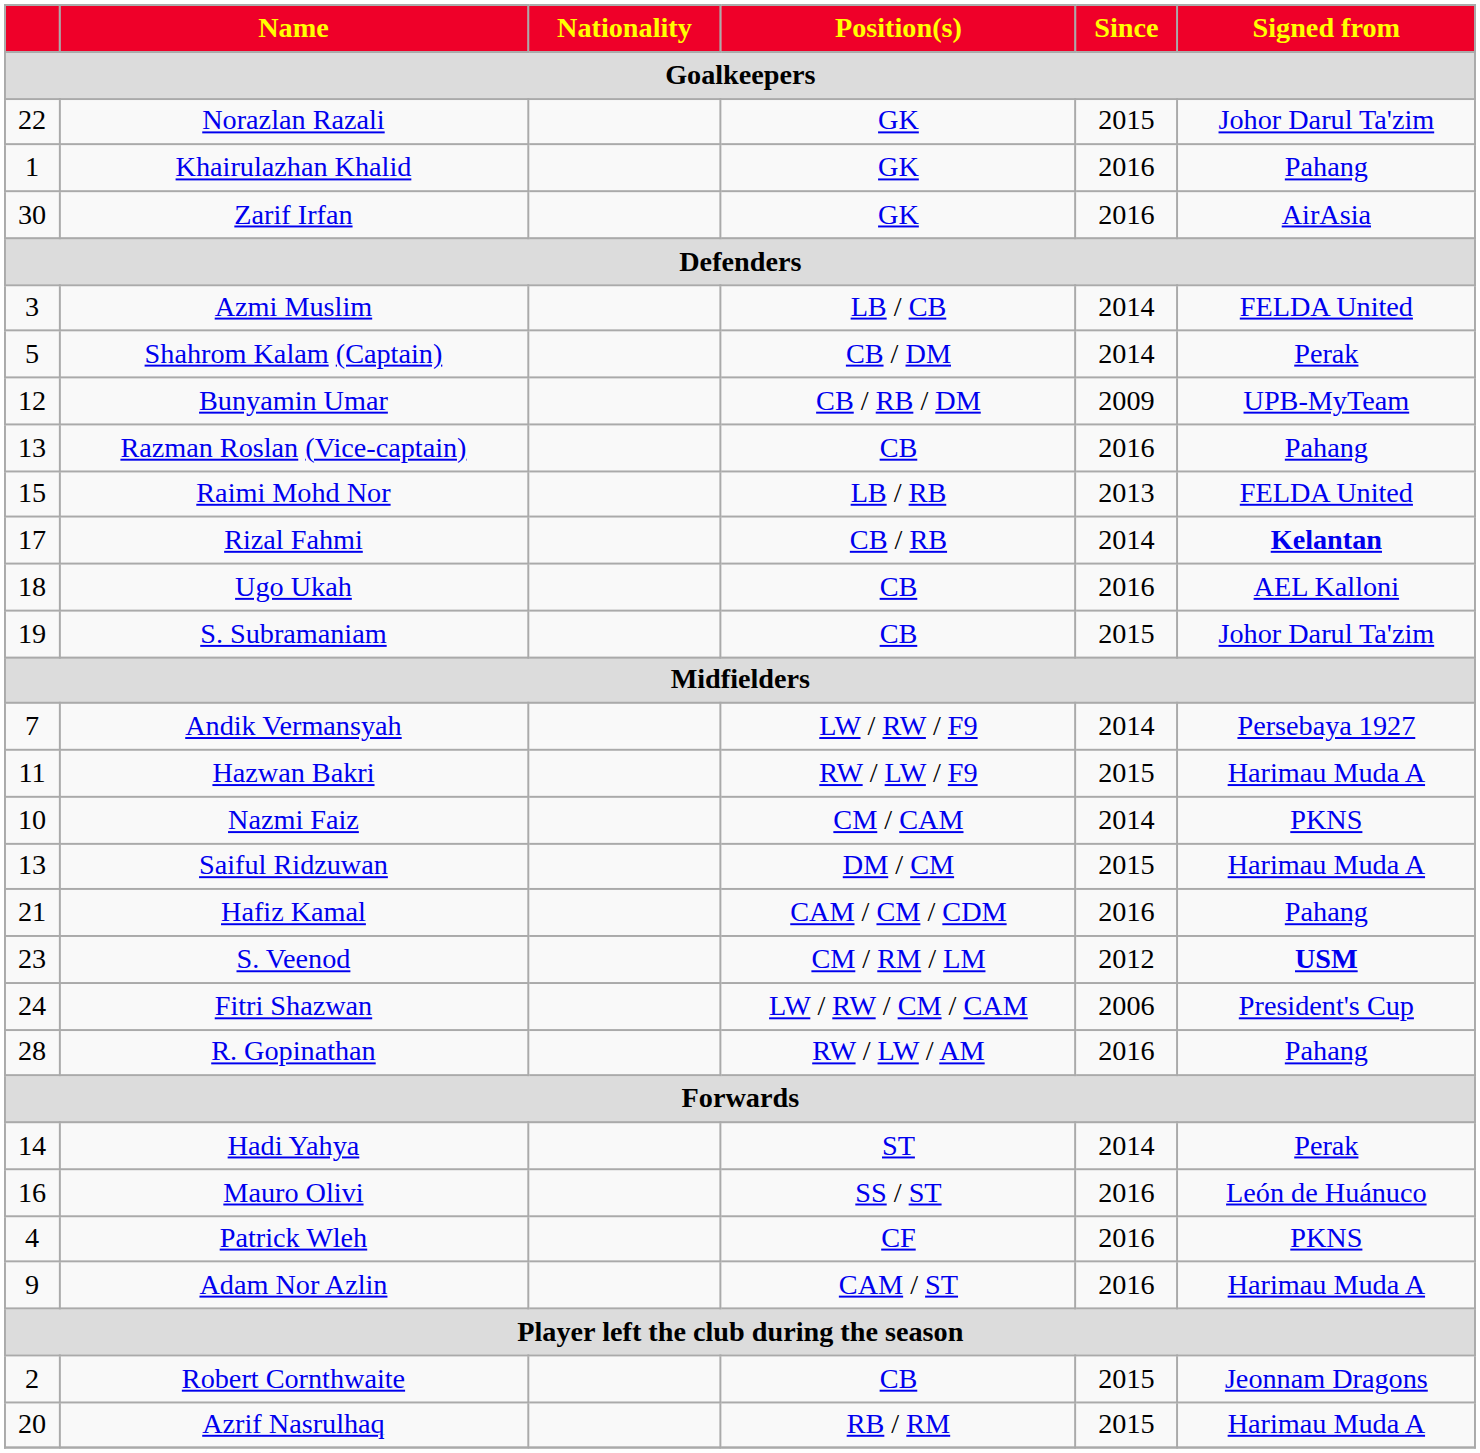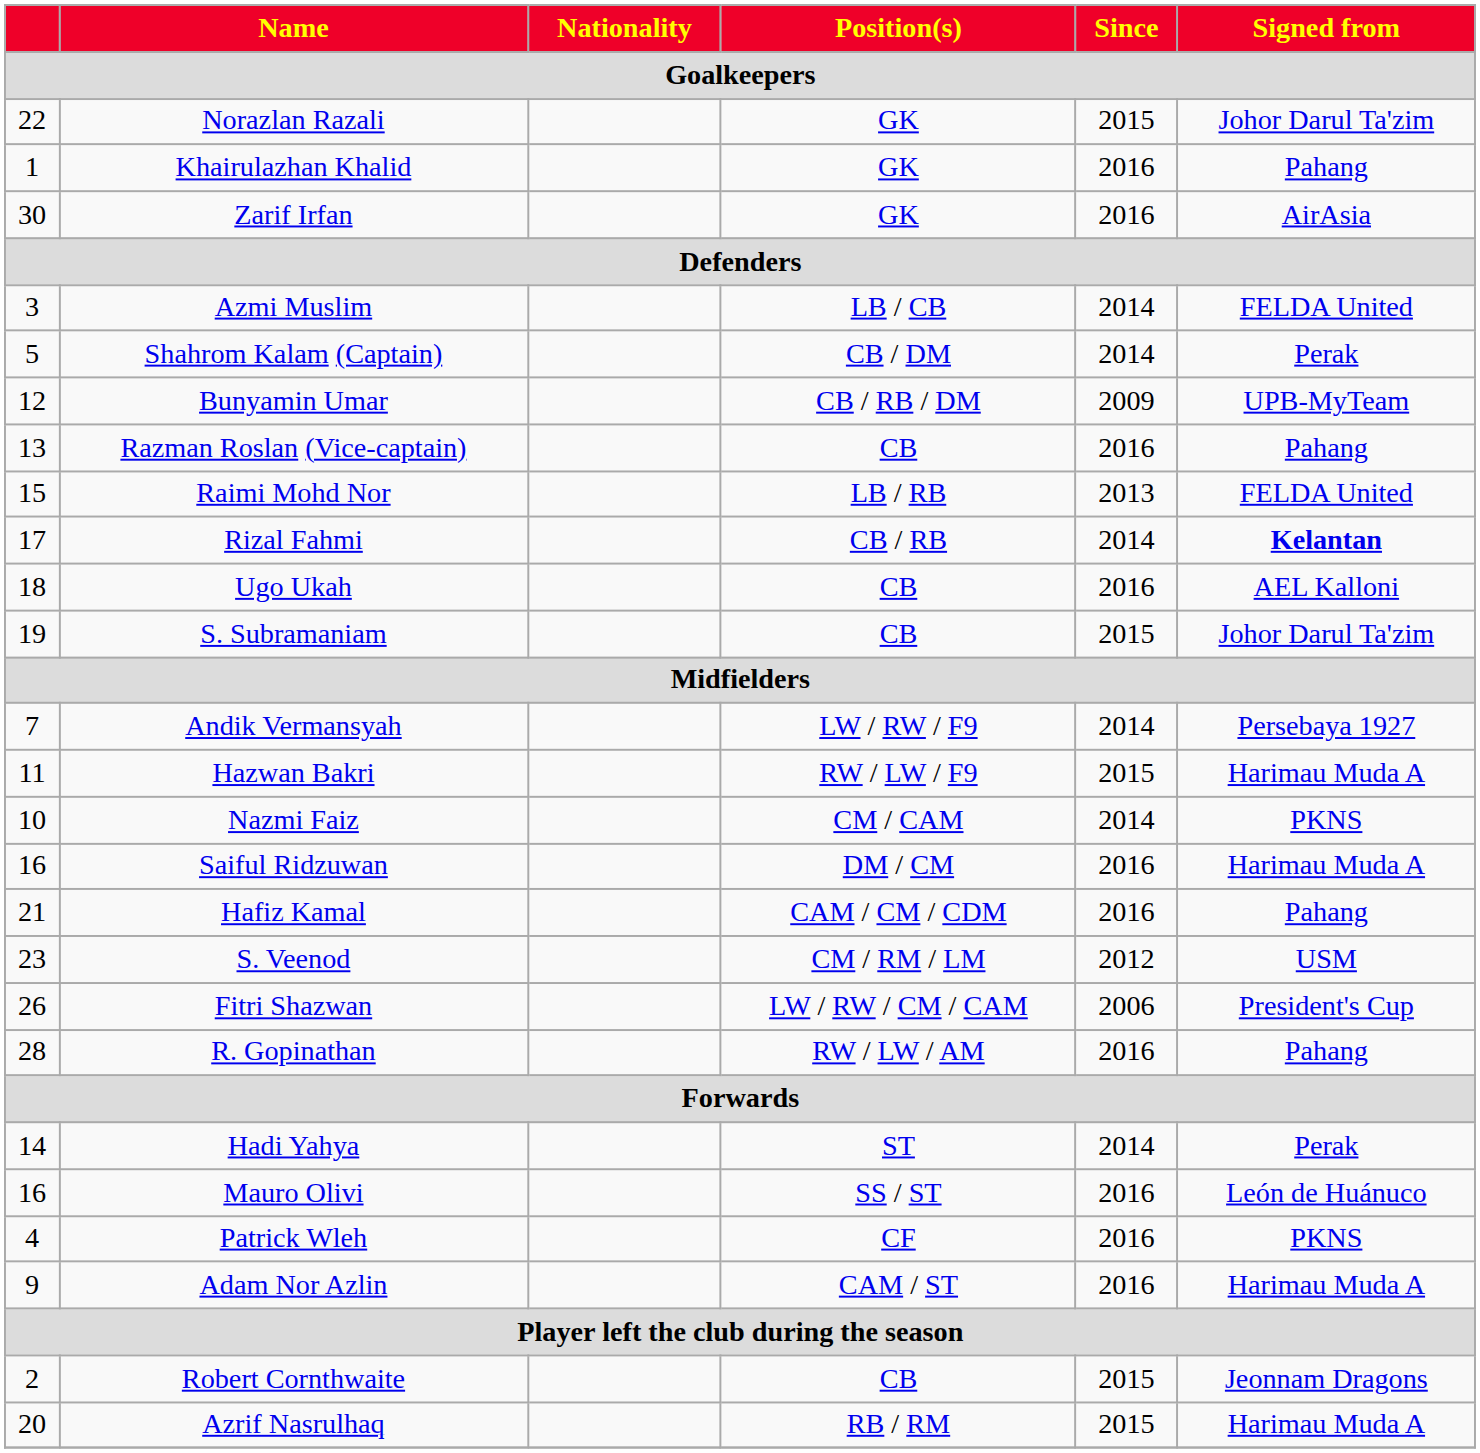(32, 866) 13 -> (32, 866) 16
(1126, 866) 2015 -> (1126, 866) 2016
(1326, 959) bold -> (1326, 959) normal
(32, 1005) 24 -> (32, 1005) 26
